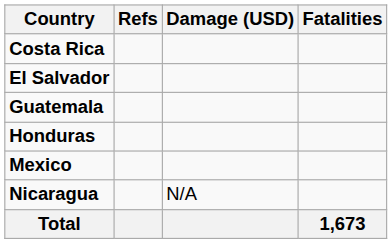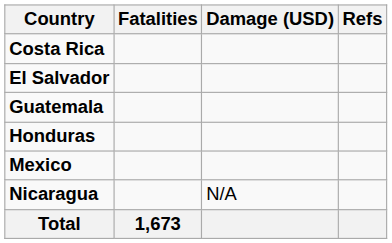columns swapped: (343, 19) <-> (138, 19)
